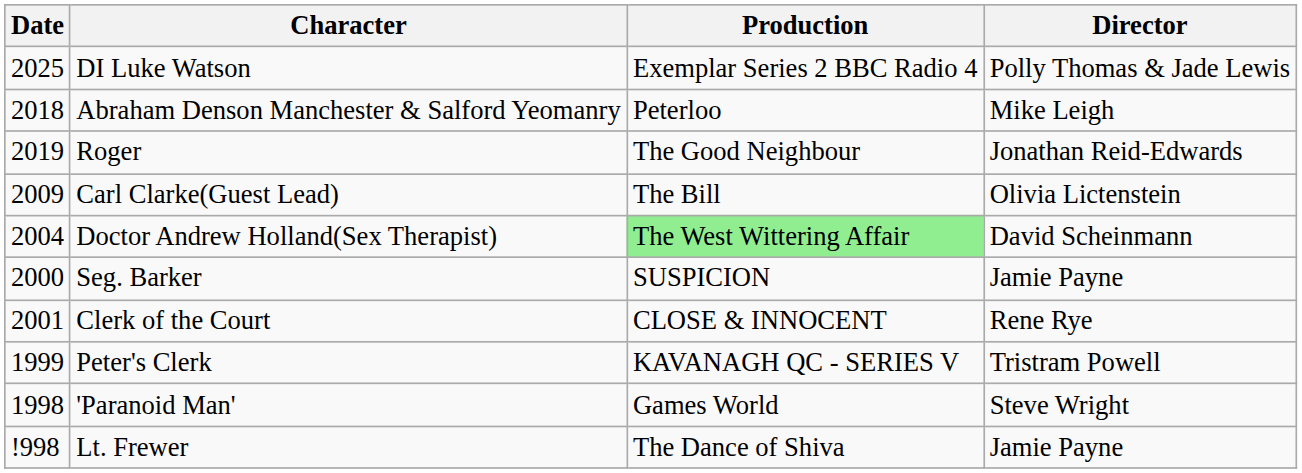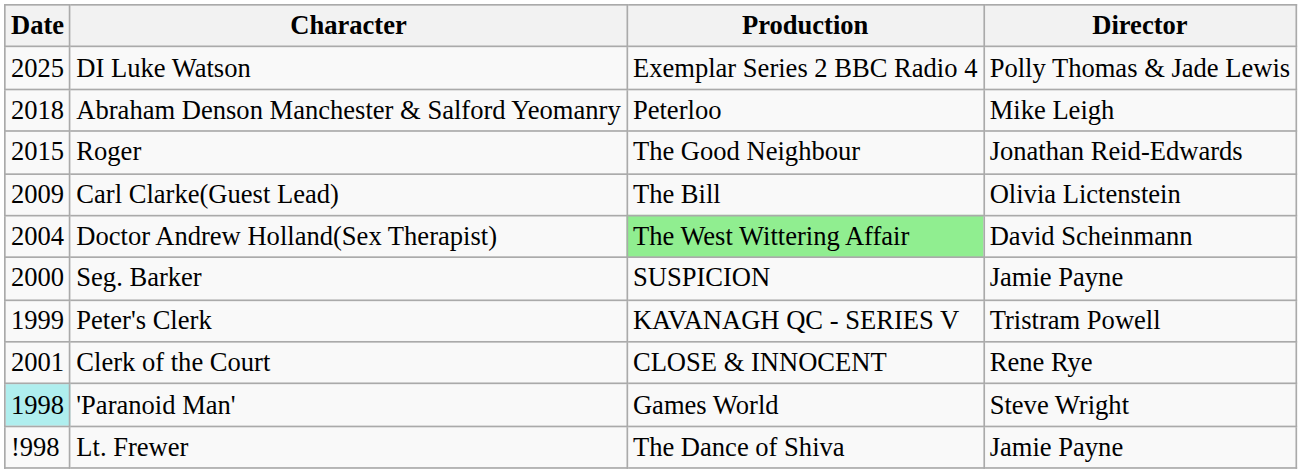(38, 151) 2019 -> (38, 151) 2015
rows swapped: (173, 320) <-> (144, 362)
(38, 404) no background -> (38, 404) paleturquoise background
